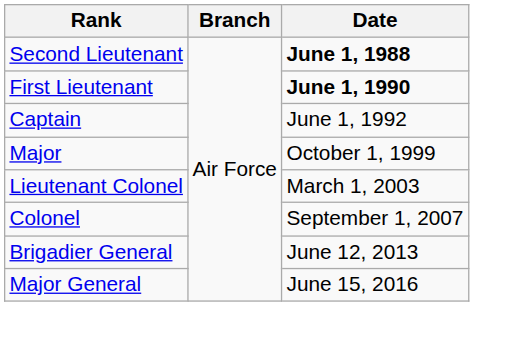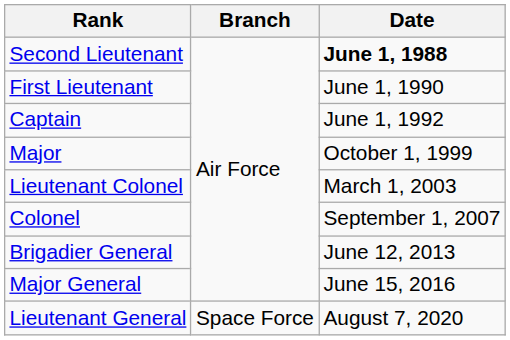(348, 86) bold -> (384, 86) normal
+ row: (98, 317)
